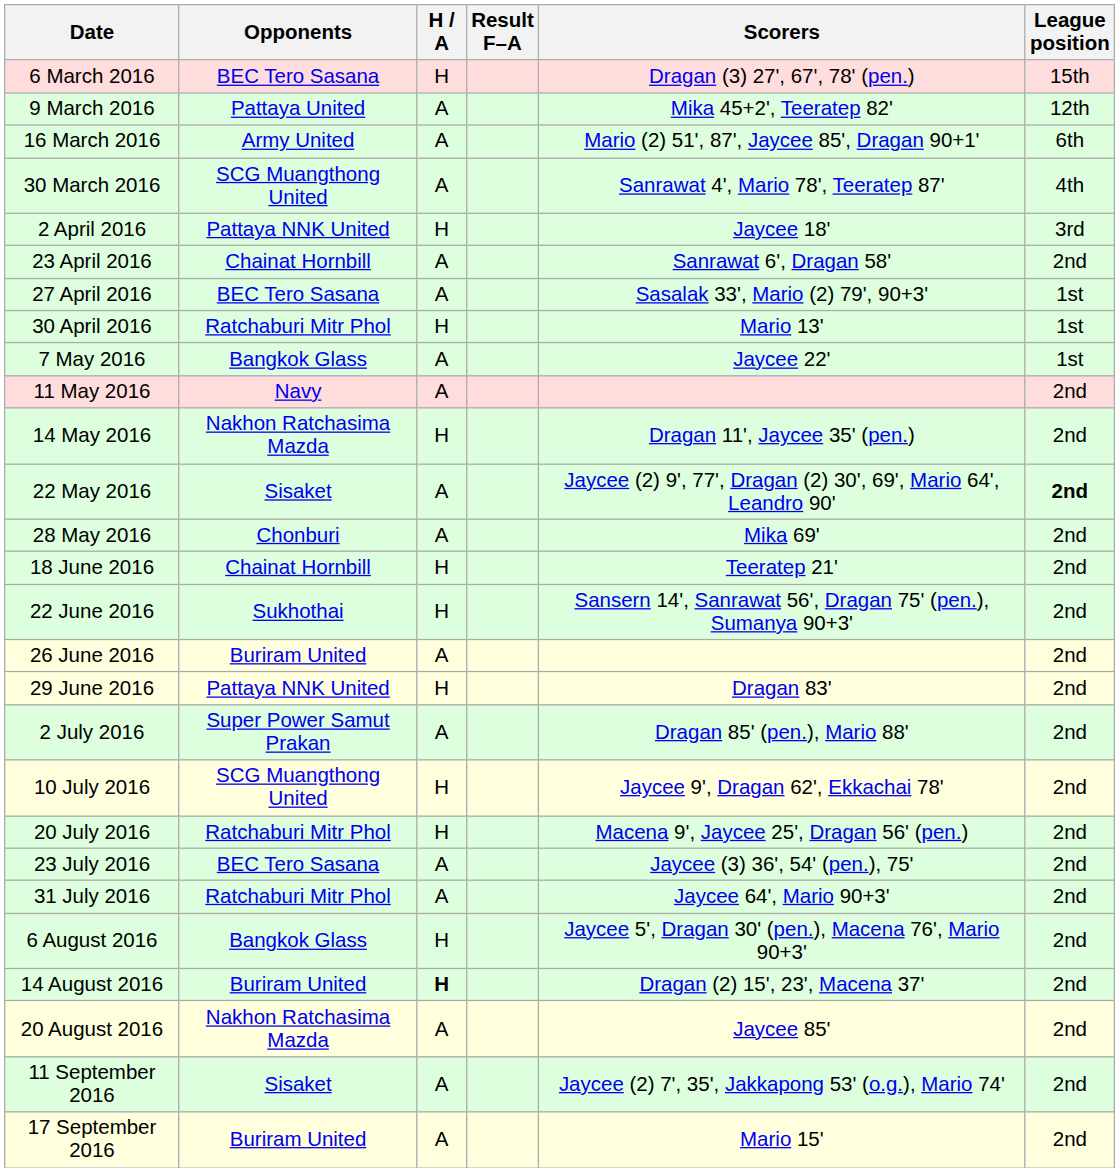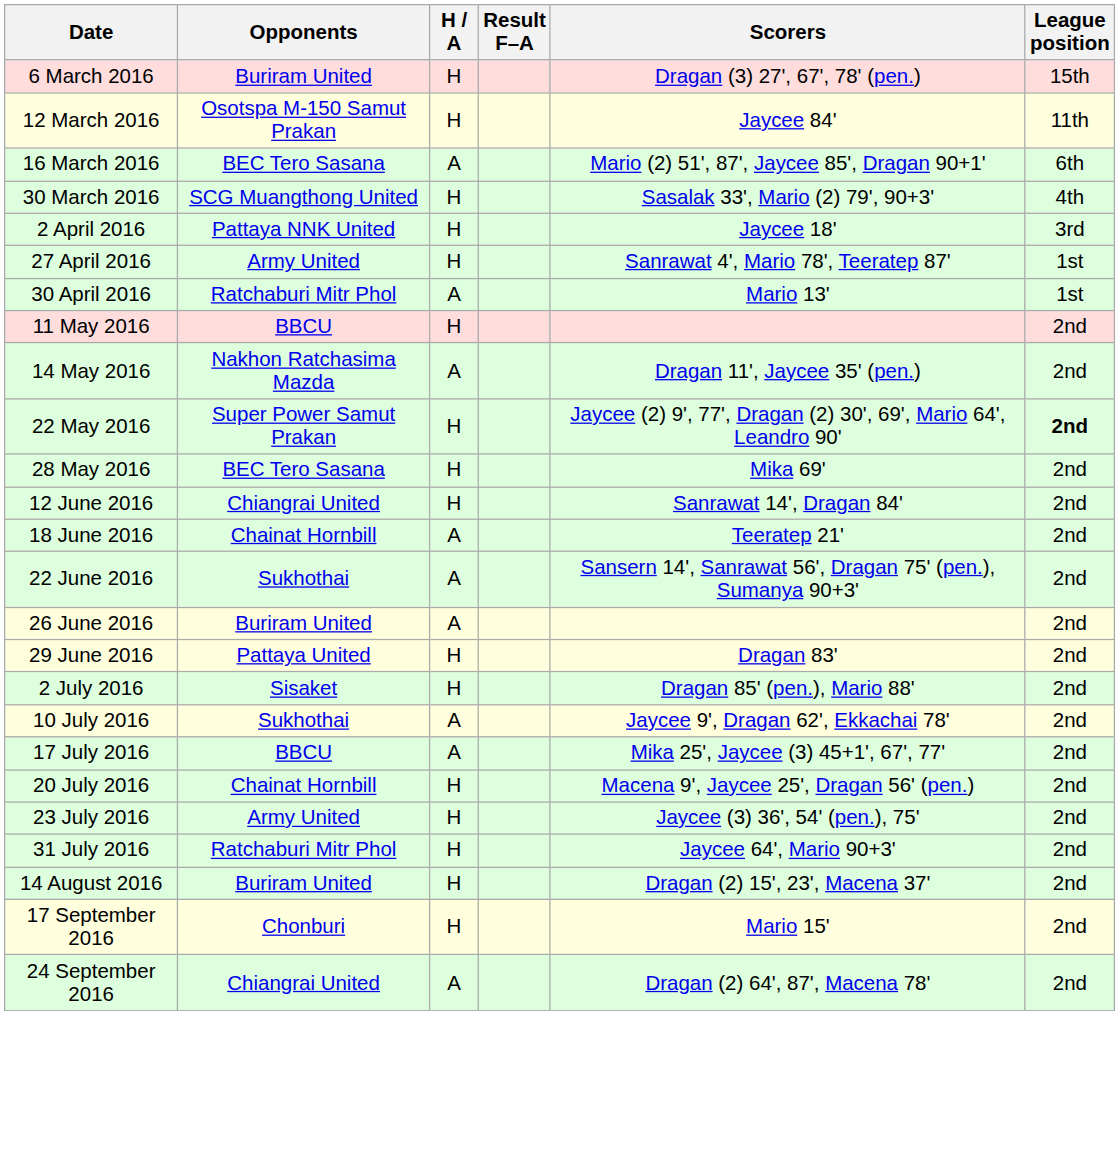(298, 76) BEC Tero Sasana -> (304, 76) Buriram United
- row: (92, 108)
+ row: (91, 120)
(298, 141) Army United -> (304, 164) BEC Tero Sasana
(442, 185) A -> (454, 196) H
(782, 185) Sanrawat 4', Mario 78', Teeratep 87' -> (788, 196) Sasalak 33', Mario (2) 79', 90+3'
- row: (92, 261)
(298, 294) BEC Tero Sasana -> (304, 261) Army United
(442, 294) A -> (454, 261) H
(782, 294) Sasalak 33', Mario (2) 79', 90+3' -> (788, 261) Sanrawat 4', Mario 78', Teeratep 87'
(442, 326) H -> (454, 294) A
- row: (92, 359)
(298, 391) Navy -> (304, 326) BBCU
(442, 391) A -> (454, 326) H
(442, 435) H -> (454, 370) A
(298, 491) Sisaket -> (304, 426) Super Power Samut Prakan
(442, 491) A -> (454, 426) H
(298, 535) Chonburi -> (304, 470) BEC Tero Sasana
(442, 535) A -> (454, 470) H
+ row: (91, 502)
(442, 567) H -> (454, 535) A
(442, 611) H -> (454, 579) A
(298, 688) Pattaya NNK United -> (304, 655) Pattaya United
(298, 732) Super Power Samut Prakan -> (304, 688) Sisaket
(442, 732) A -> (454, 688) H
(298, 787) SCG Muangthong United -> (304, 720) Sukhothai
(442, 787) H -> (454, 720) A
+ row: (91, 753)
(298, 831) Ratchaburi Mitr Phol -> (304, 785) Chainat Hornbill
(298, 864) BEC Tero Sasana -> (304, 818) Army United
(442, 864) A -> (454, 818) H
(442, 896) A -> (454, 850) H
- row: (92, 940)
(442, 984) bold -> (454, 882) normal
- row: (92, 1028)
- row: (92, 1084)
(298, 1139) Buriram United -> (304, 926) Chonburi
(442, 1139) A -> (454, 926) H
+ row: (91, 982)
